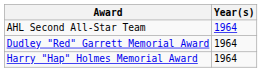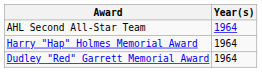rows swapped: (108, 44) <-> (102, 59)
